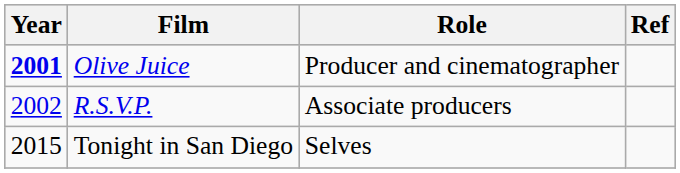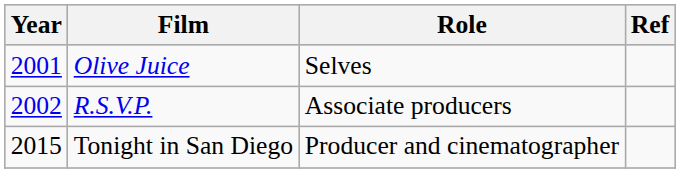(36, 65) bold -> (36, 65) normal
(462, 65) Producer and cinematographer -> (338, 65) Selves
(338, 146) Selves -> (462, 146) Producer and cinematographer
